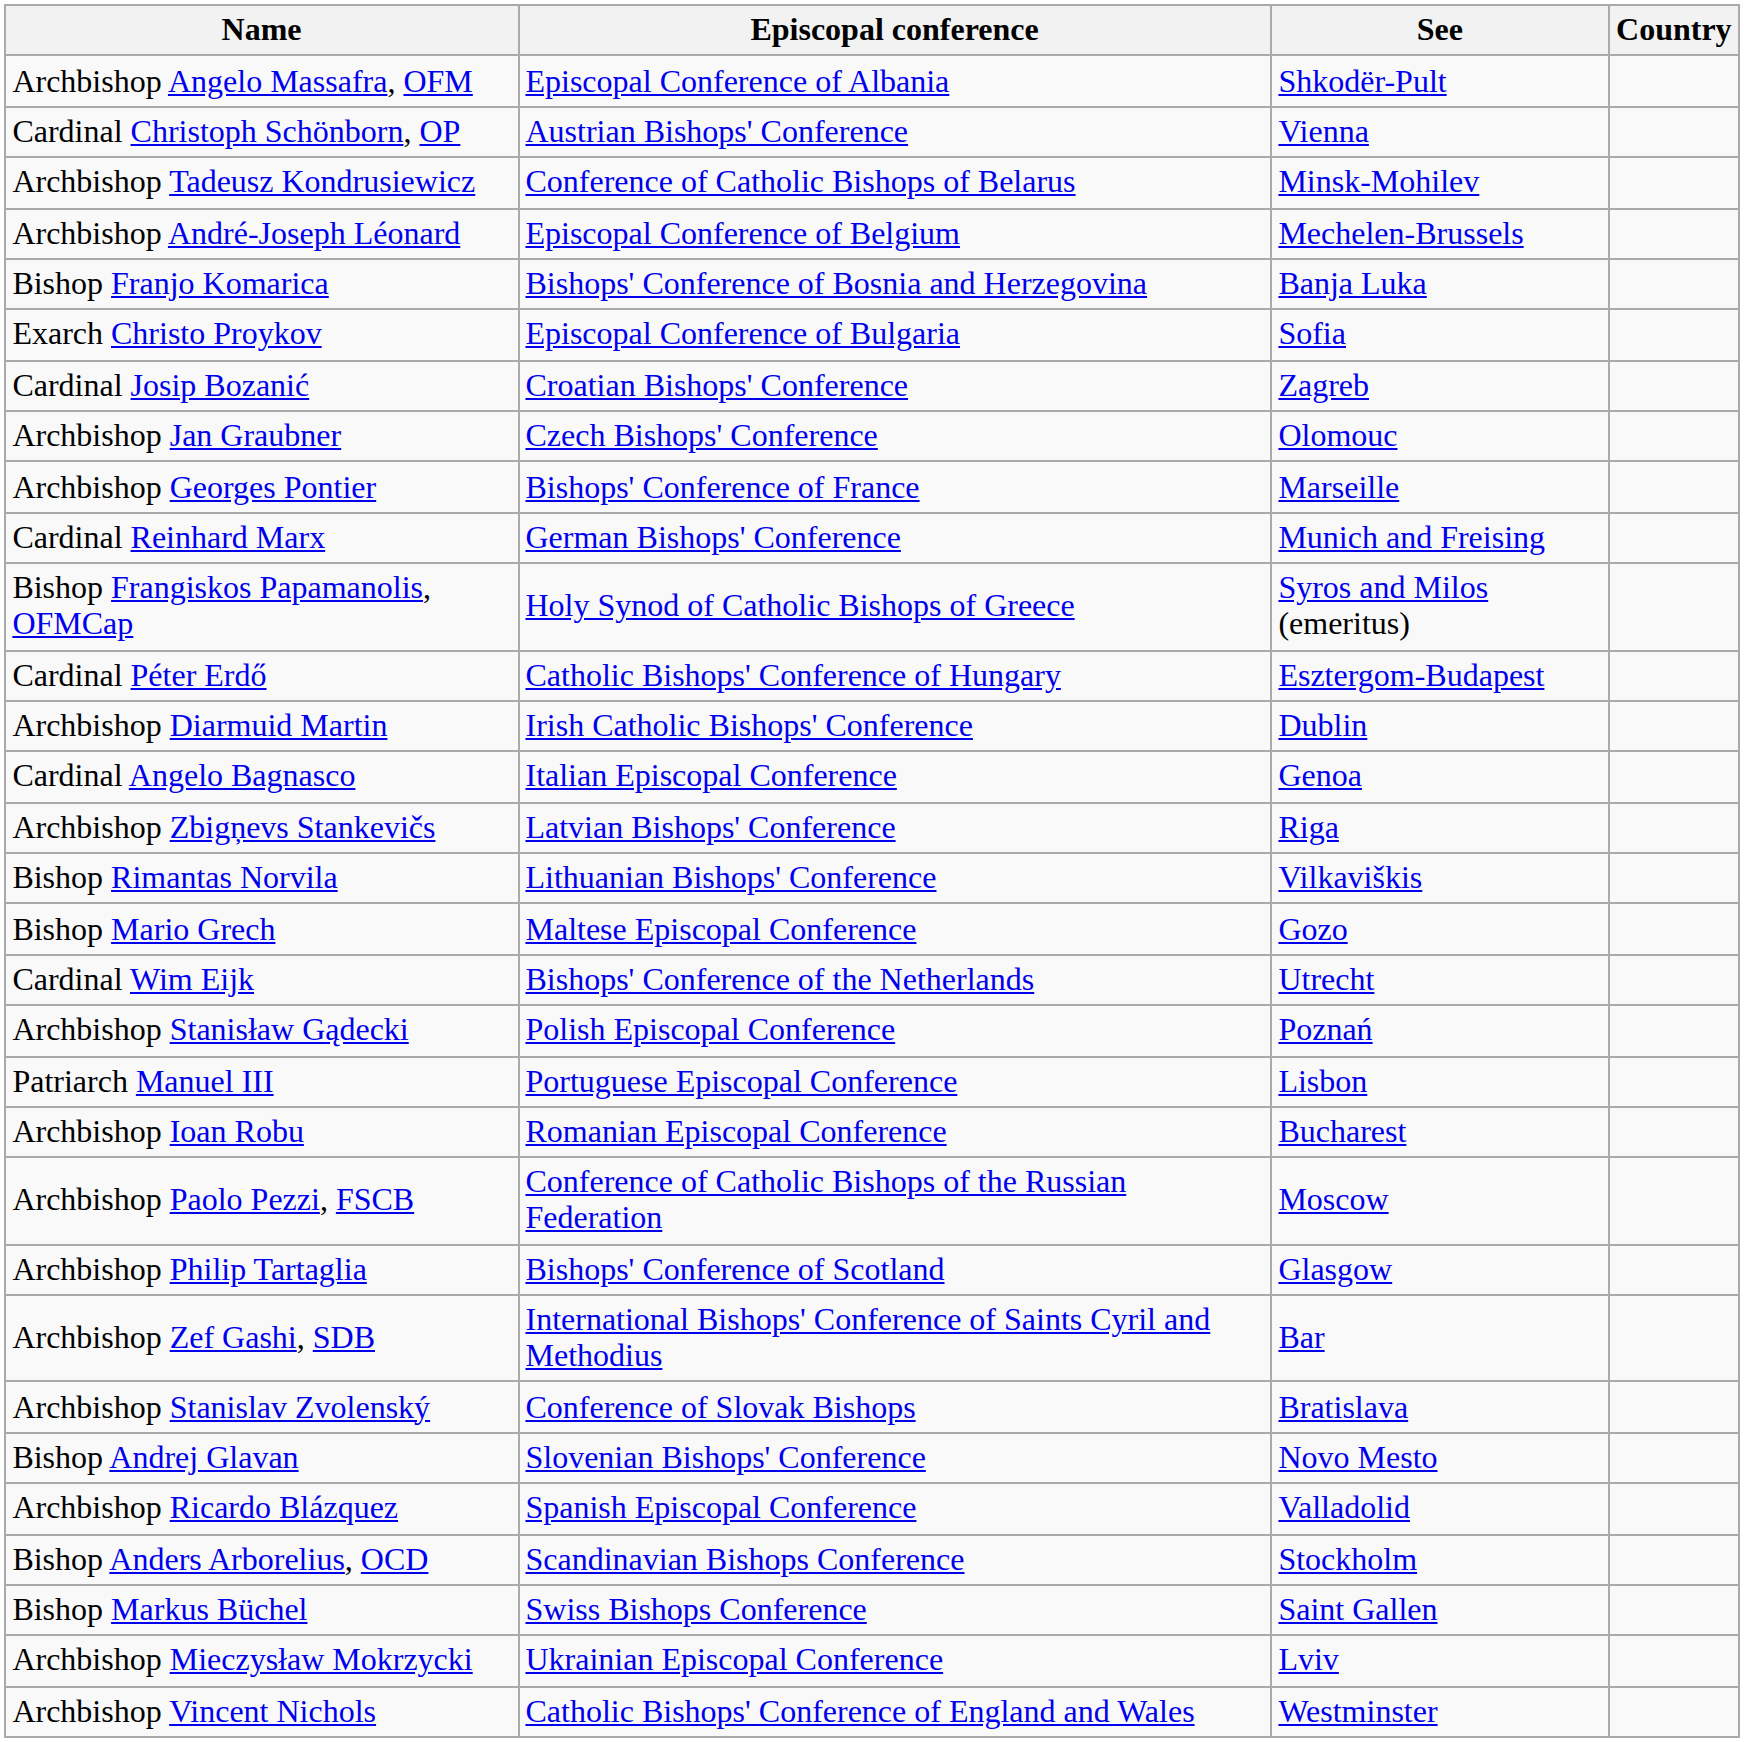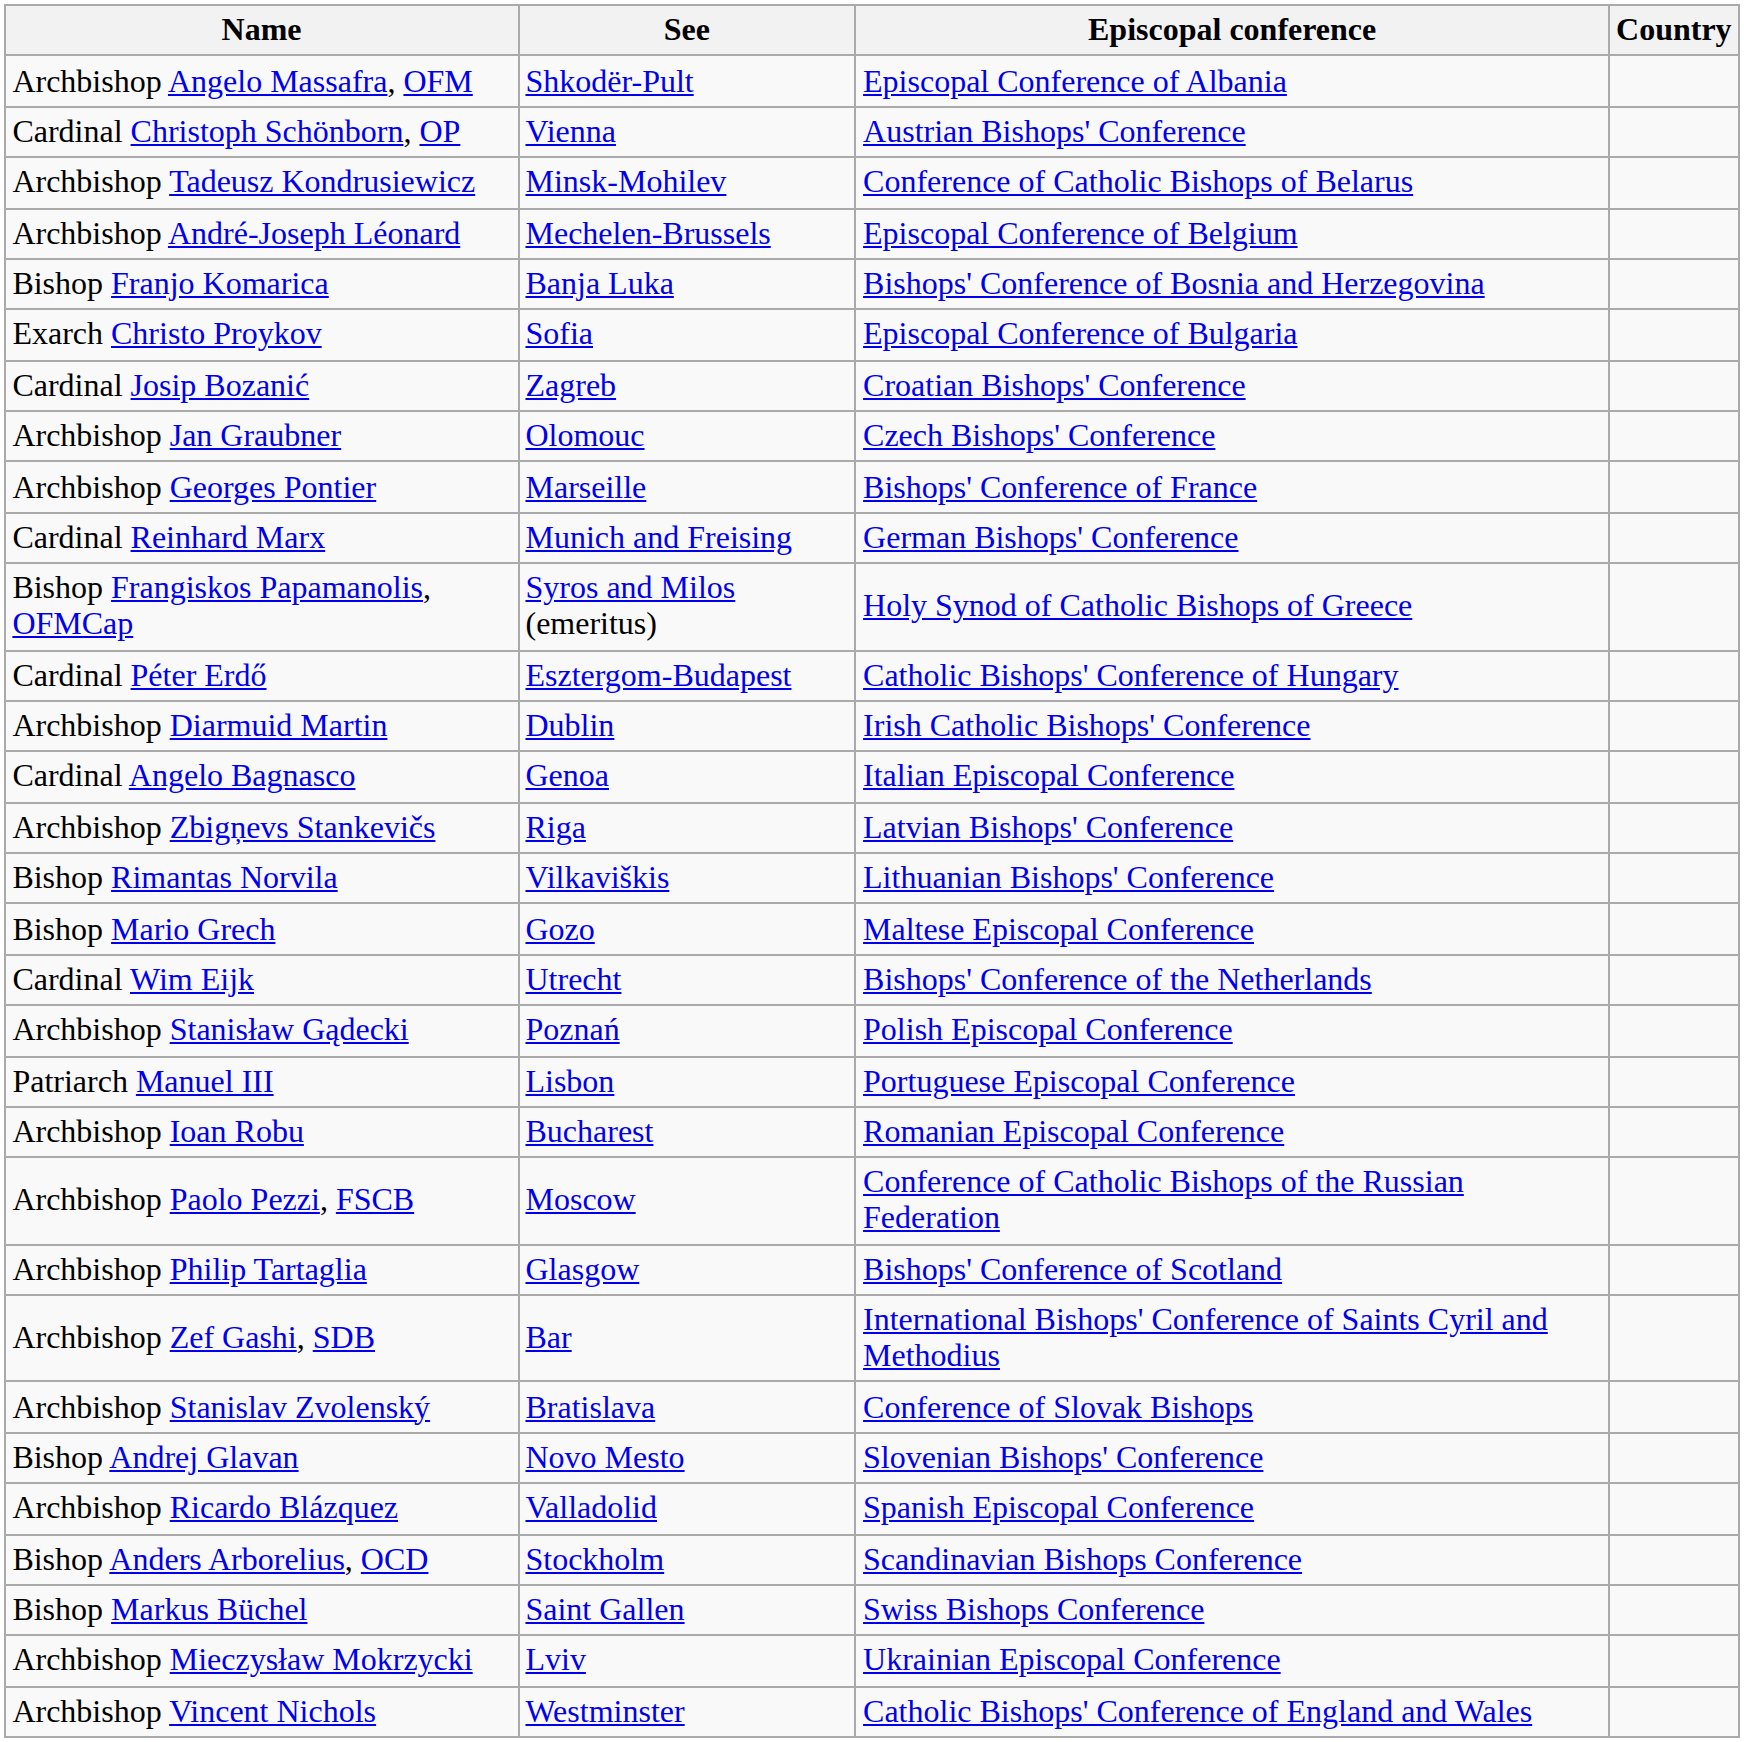columns swapped: (1440, 29) <-> (895, 29)
